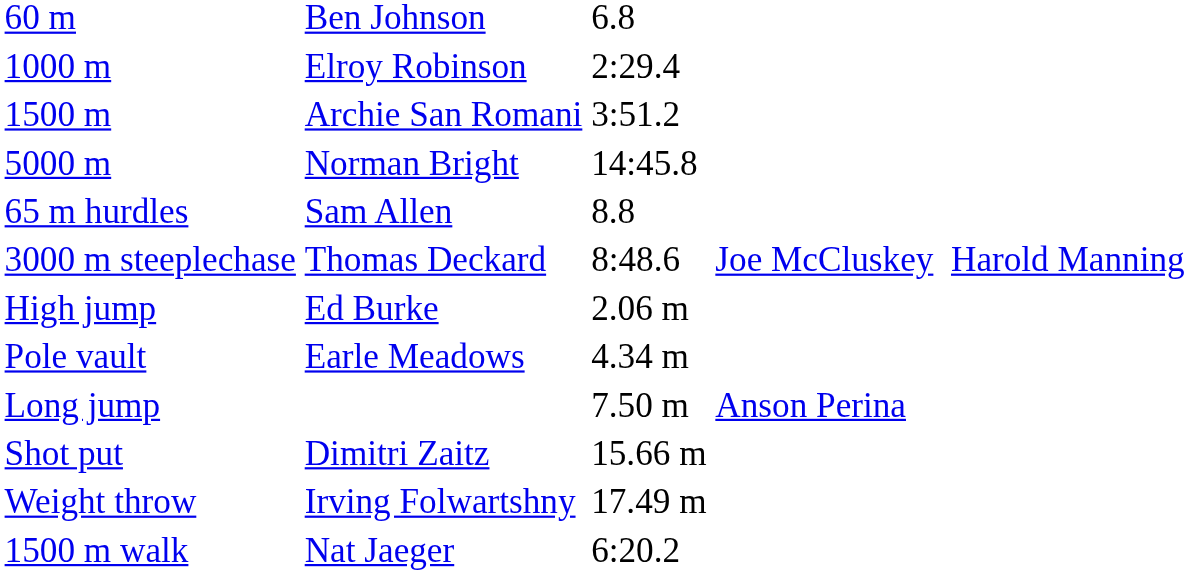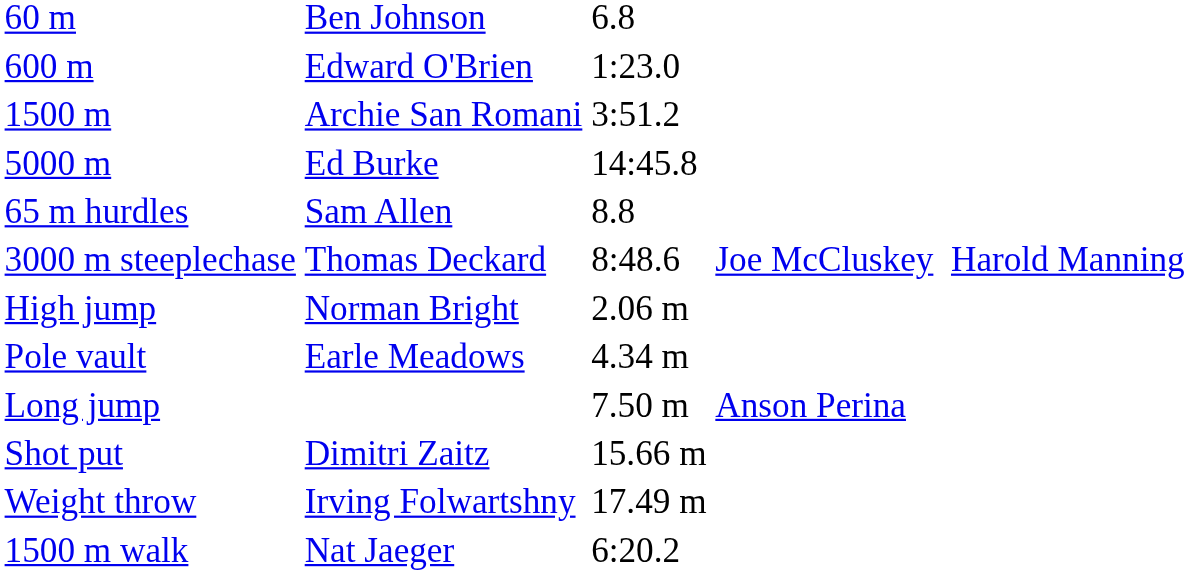+ row: (49, 66)
- row: (58, 66)
(412, 163) Norman Bright -> (372, 163) Ed Burke
(372, 308) Ed Burke -> (412, 308) Norman Bright
